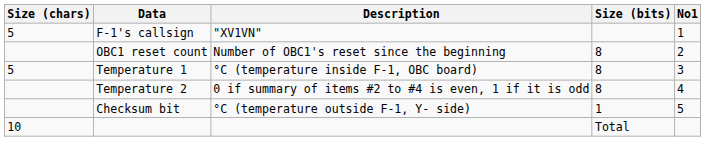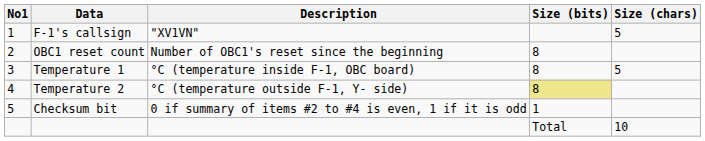columns swapped: (687, 14) <-> (49, 14)
(401, 89) 0 if summary of items #2 to #4 is even, 1 if it is odd -> (279, 89) °C (temperature outside F-1, Y- side)
(598, 89) no background -> (536, 89) khaki background
(342, 108) °C (temperature outside F-1, Y- side) -> (339, 108) 0 if summary of items #2 to #4 is even, 1 if it is odd
